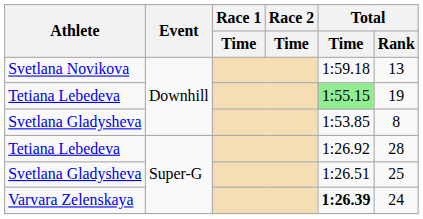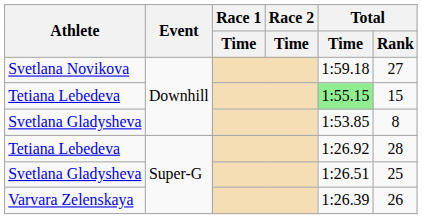(396, 70) 13 -> (395, 70) 27
(396, 96) 19 -> (395, 96) 15
(346, 200) bold -> (345, 200) normal
(396, 200) 24 -> (395, 200) 26
